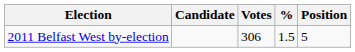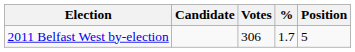(286, 36) 1.5 -> (286, 36) 1.7
